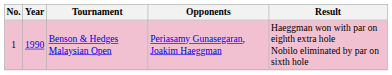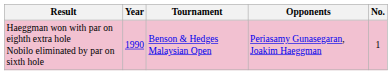columns swapped: (14, 12) <-> (328, 12)
